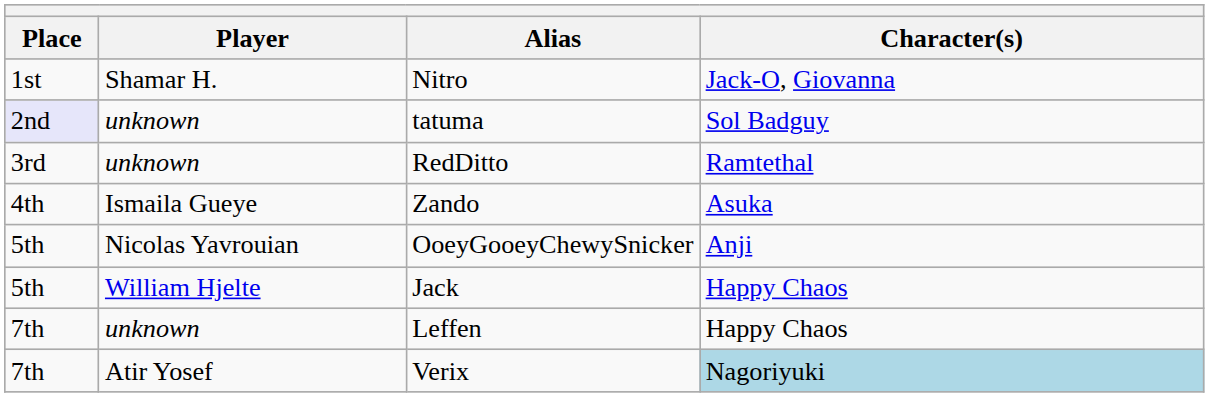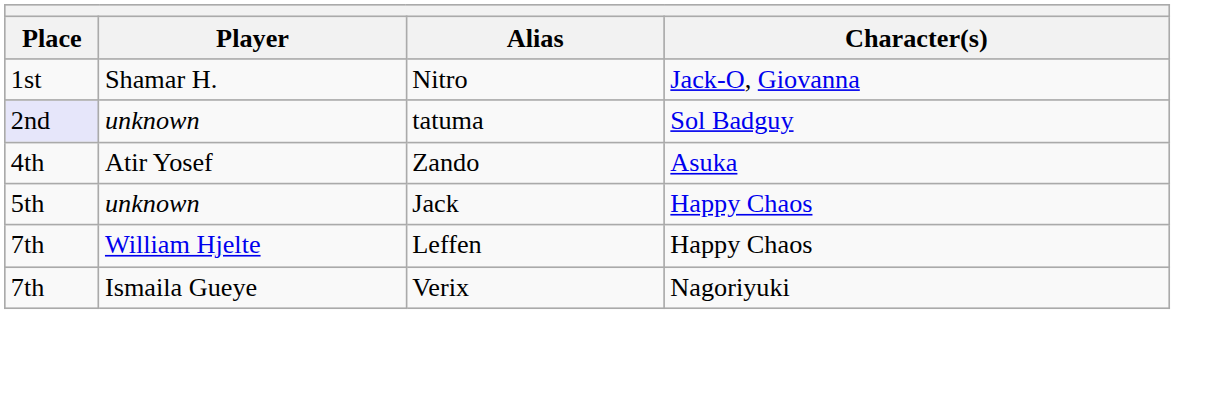- row: (460, 162)
(181, 203) Ismaila Gueye -> (159, 162) Atir Yosef
- row: (553, 245)
(183, 287) William Hjelte -> (152, 203) unknown
(152, 328) unknown -> (183, 245) William Hjelte
(159, 370) Atir Yosef -> (181, 287) Ismaila Gueye
(765, 370) lightblue background -> (730, 287) no background
